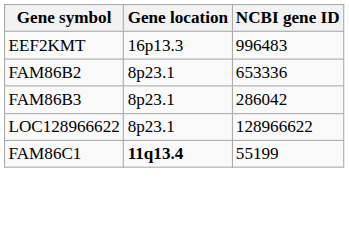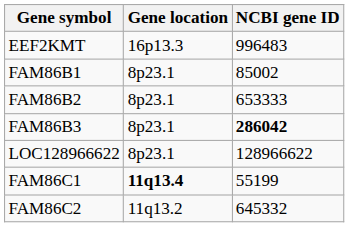+ row: (45, 72)
(262, 72) 653336 -> (262, 99) 653333
(262, 99) normal -> (262, 126) bold
+ row: (45, 208)
